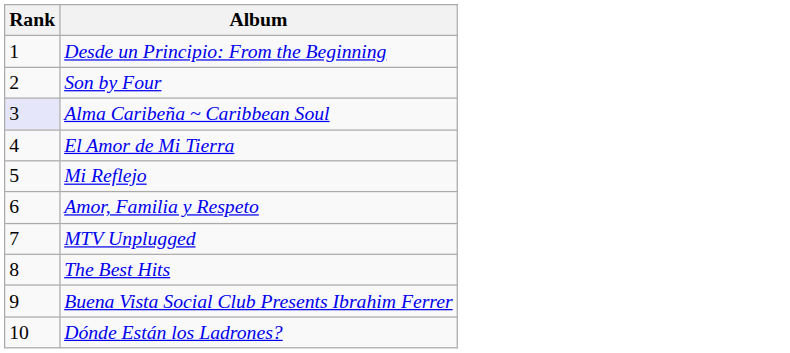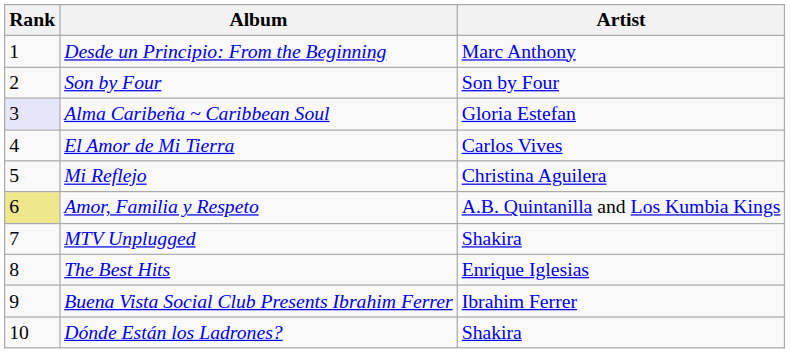+ column: (621, 20)
(14, 207) no background -> (14, 207) khaki background
